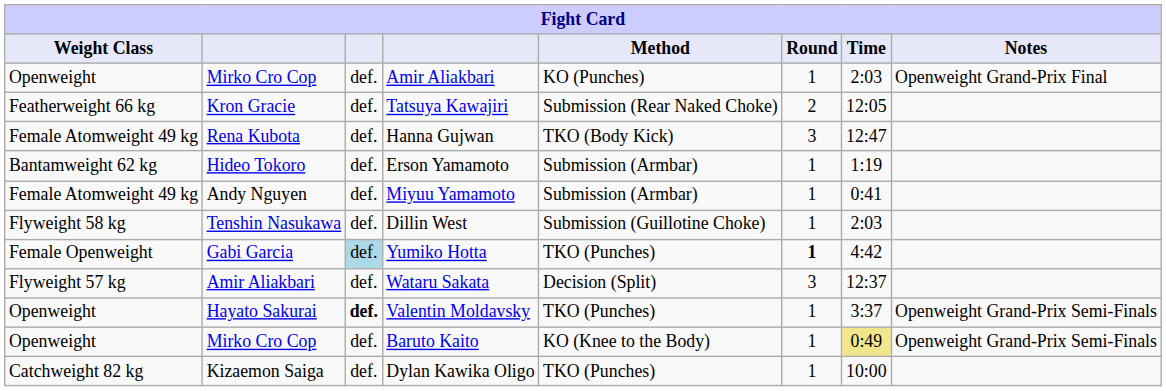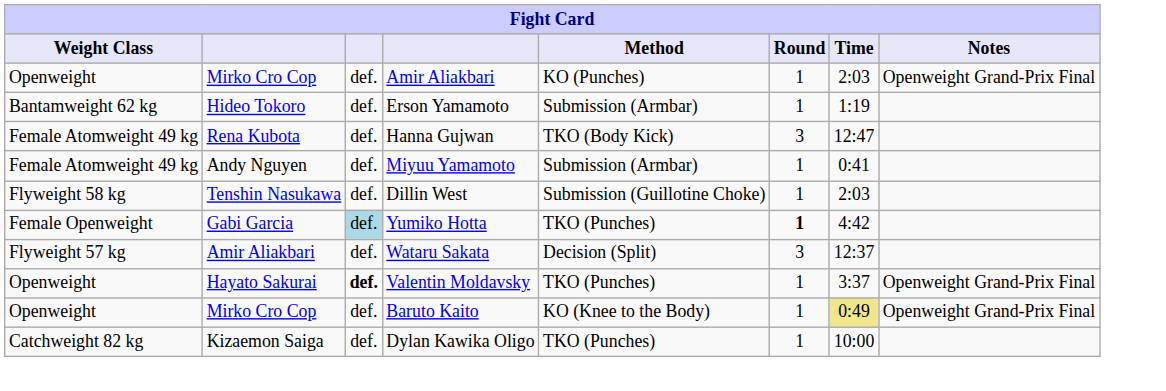- row: (447, 106)
rows swapped: (448, 165) <-> (440, 136)
(1026, 312) Openweight Grand-Prix Semi-Finals -> (989, 282) Openweight Grand-Prix Final
(1026, 341) Openweight Grand-Prix Semi-Finals -> (989, 312) Openweight Grand-Prix Final
